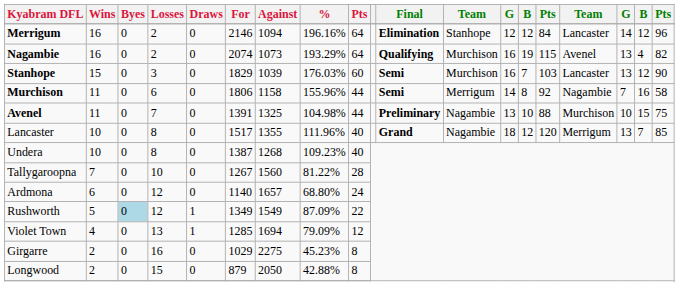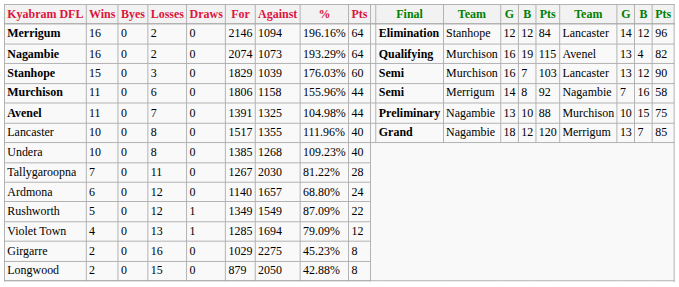(240, 152) 1387 -> (240, 152) 1385
(157, 171) 10 -> (156, 171) 11
(270, 171) 1560 -> (270, 171) 2030
(124, 211) lightblue background -> (124, 211) no background
